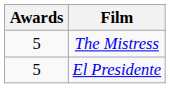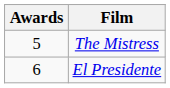(37, 69) 5 -> (37, 69) 6
